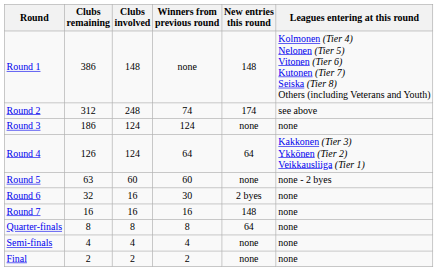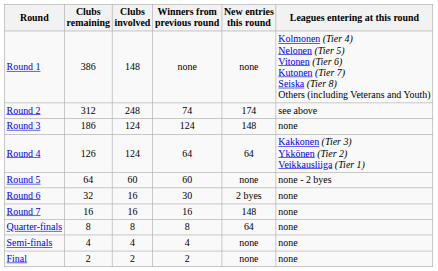(249, 67) 148 -> (249, 67) none
(249, 126) none -> (249, 126) 148
(88, 180) 63 -> (88, 180) 64
